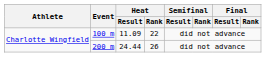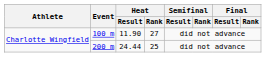(130, 34) 11.09 -> (130, 34) 11.90
(154, 34) 22 -> (154, 34) 27
(154, 46) 26 -> (154, 46) 25
